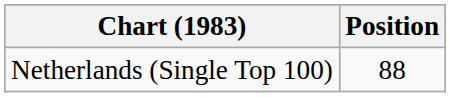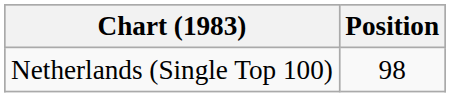(392, 69) 88 -> (392, 69) 98
